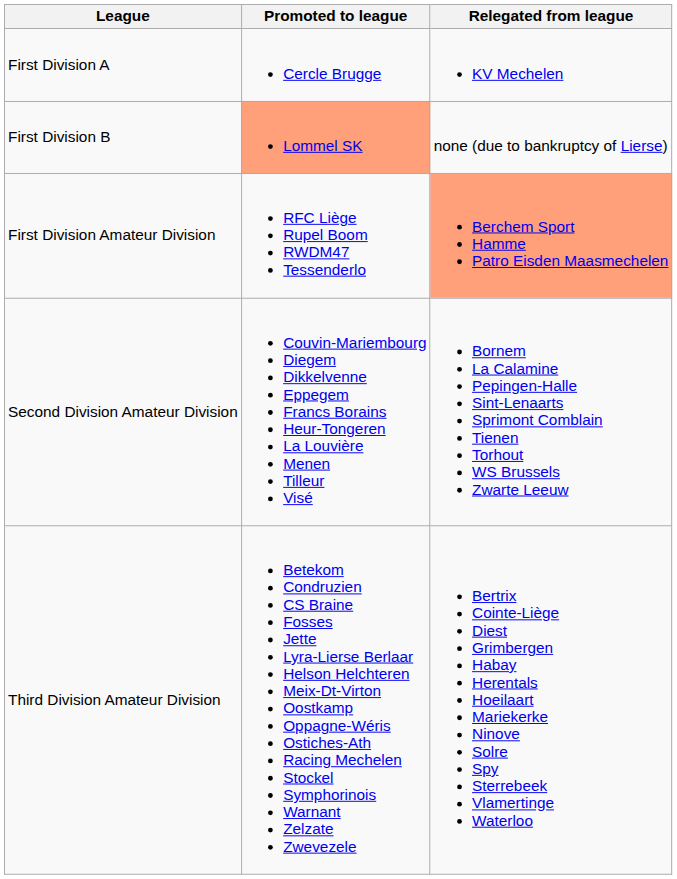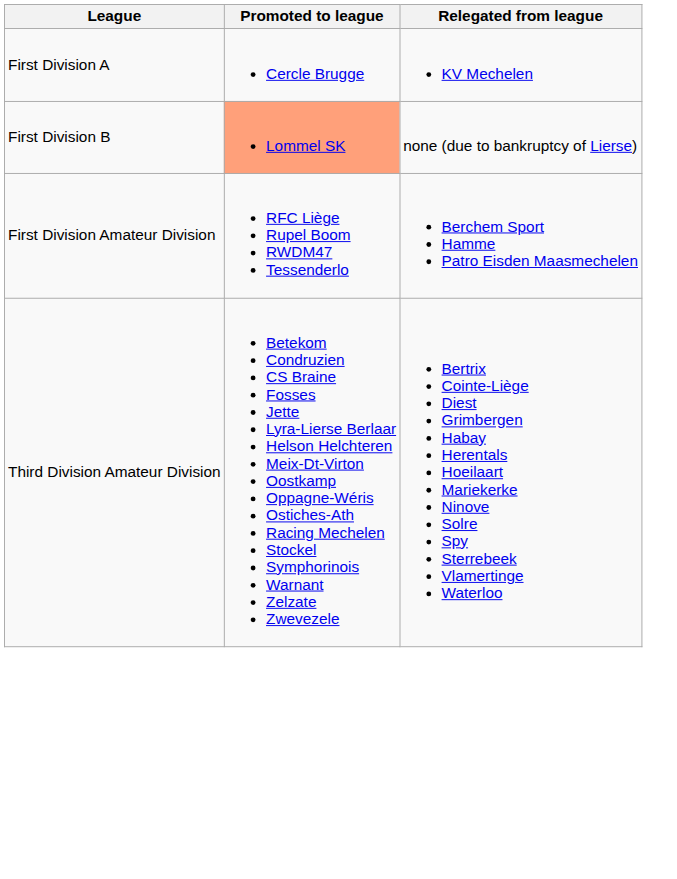(551, 244) lightsalmon background -> (521, 244) no background
- row: (123, 411)
